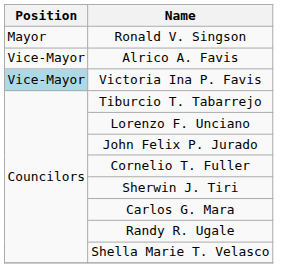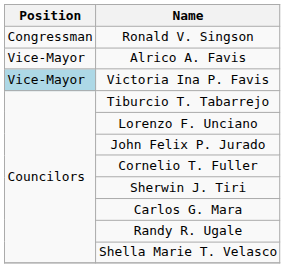(27, 37) Mayor -> (50, 37) Congressman
